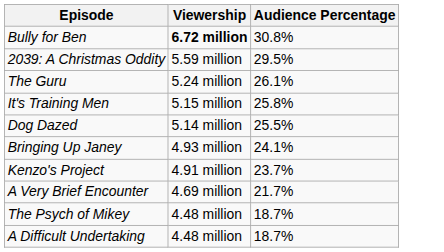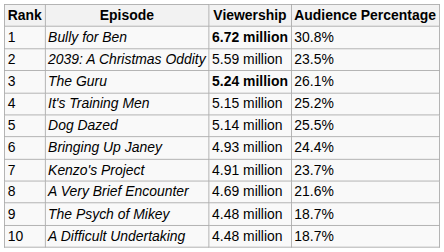+ column: (25, 15)
(274, 59) 29.5% -> (314, 59) 23.5%
(207, 81) normal -> (250, 81) bold
(274, 103) 25.8% -> (314, 103) 25.2%
(274, 147) 24.1% -> (314, 147) 24.4%
(274, 192) 21.7% -> (314, 192) 21.6%
